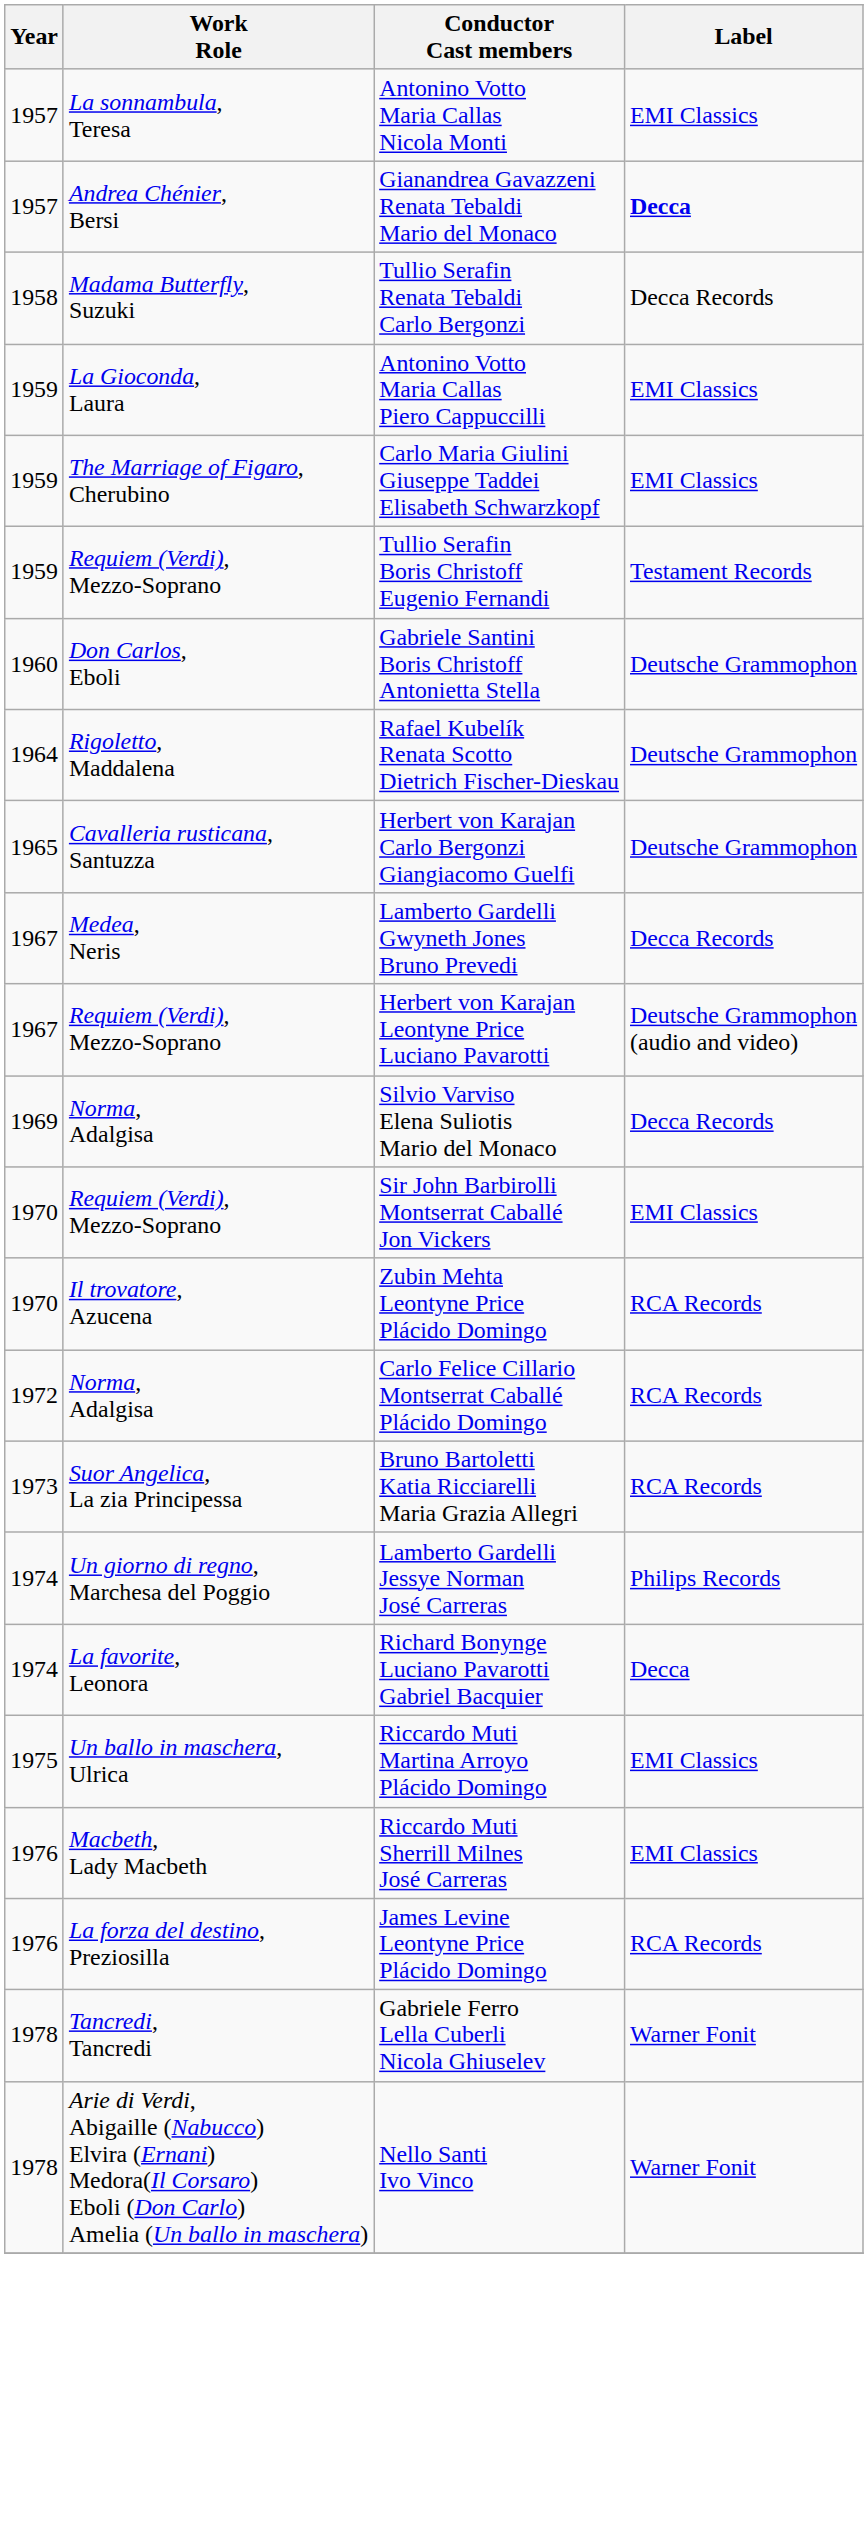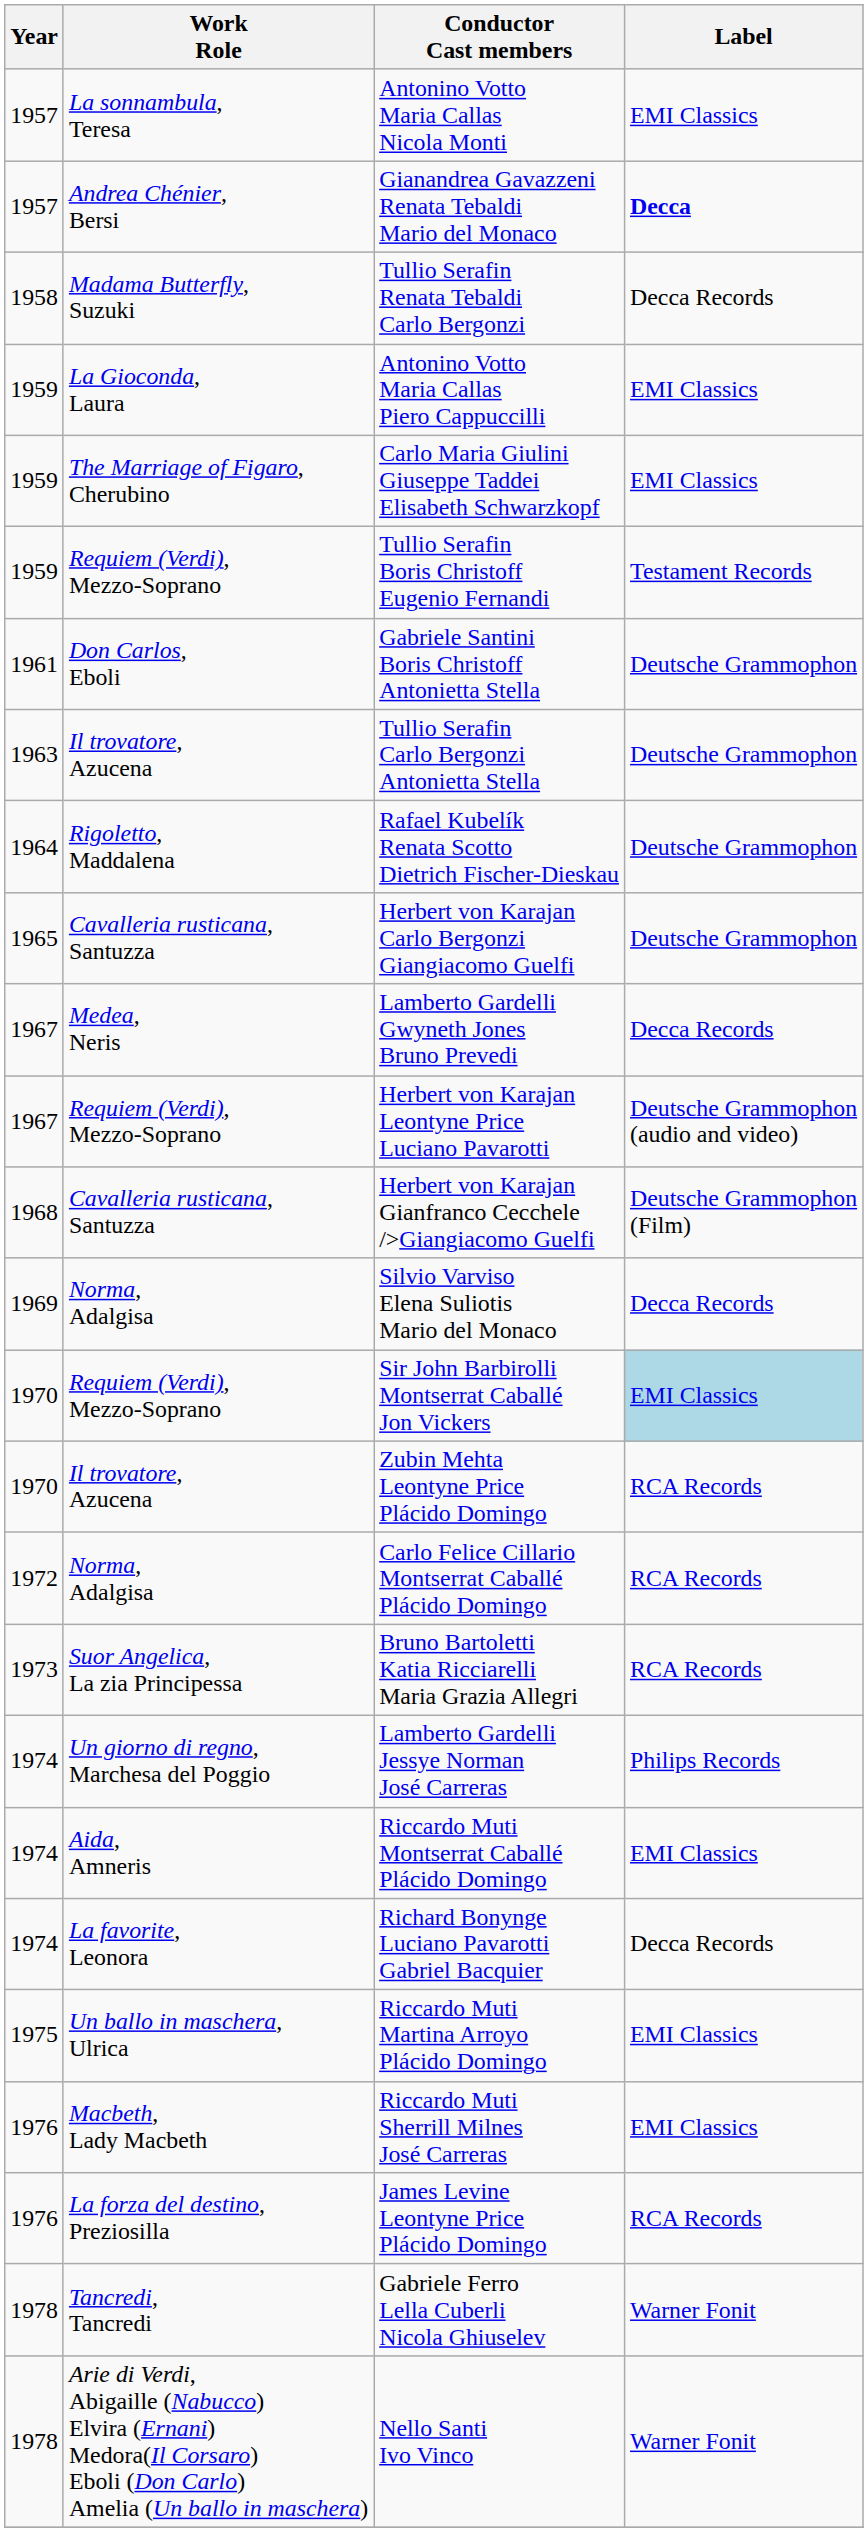(34, 663) 1960 -> (34, 663) 1961
+ row: (460, 754)
+ row: (487, 1212)
(694, 1212) no background -> (694, 1395) lightblue background
+ row: (471, 1852)
(660, 1669) Decca -> (702, 1943) Decca Records
